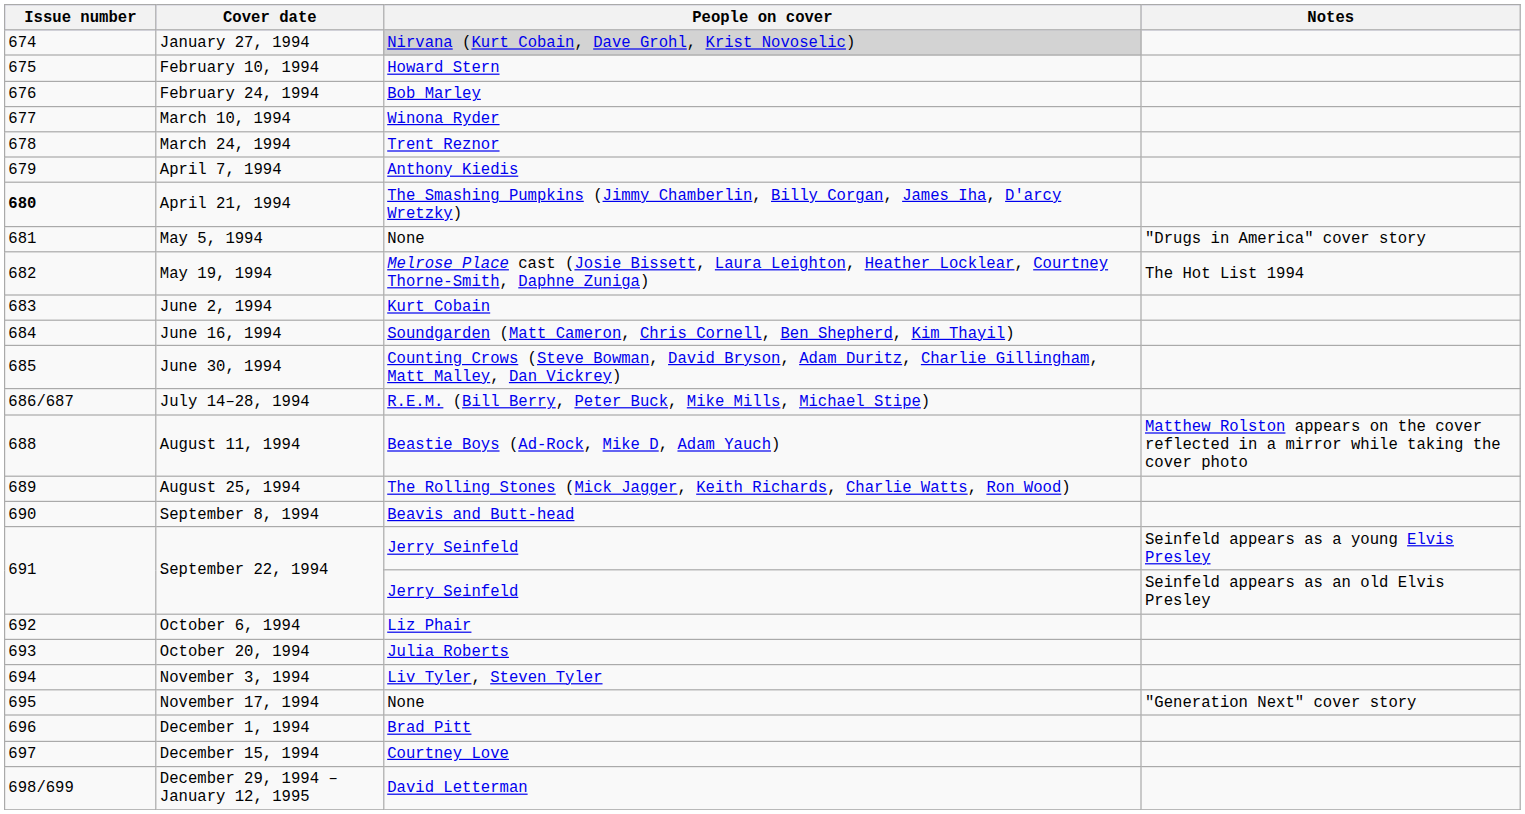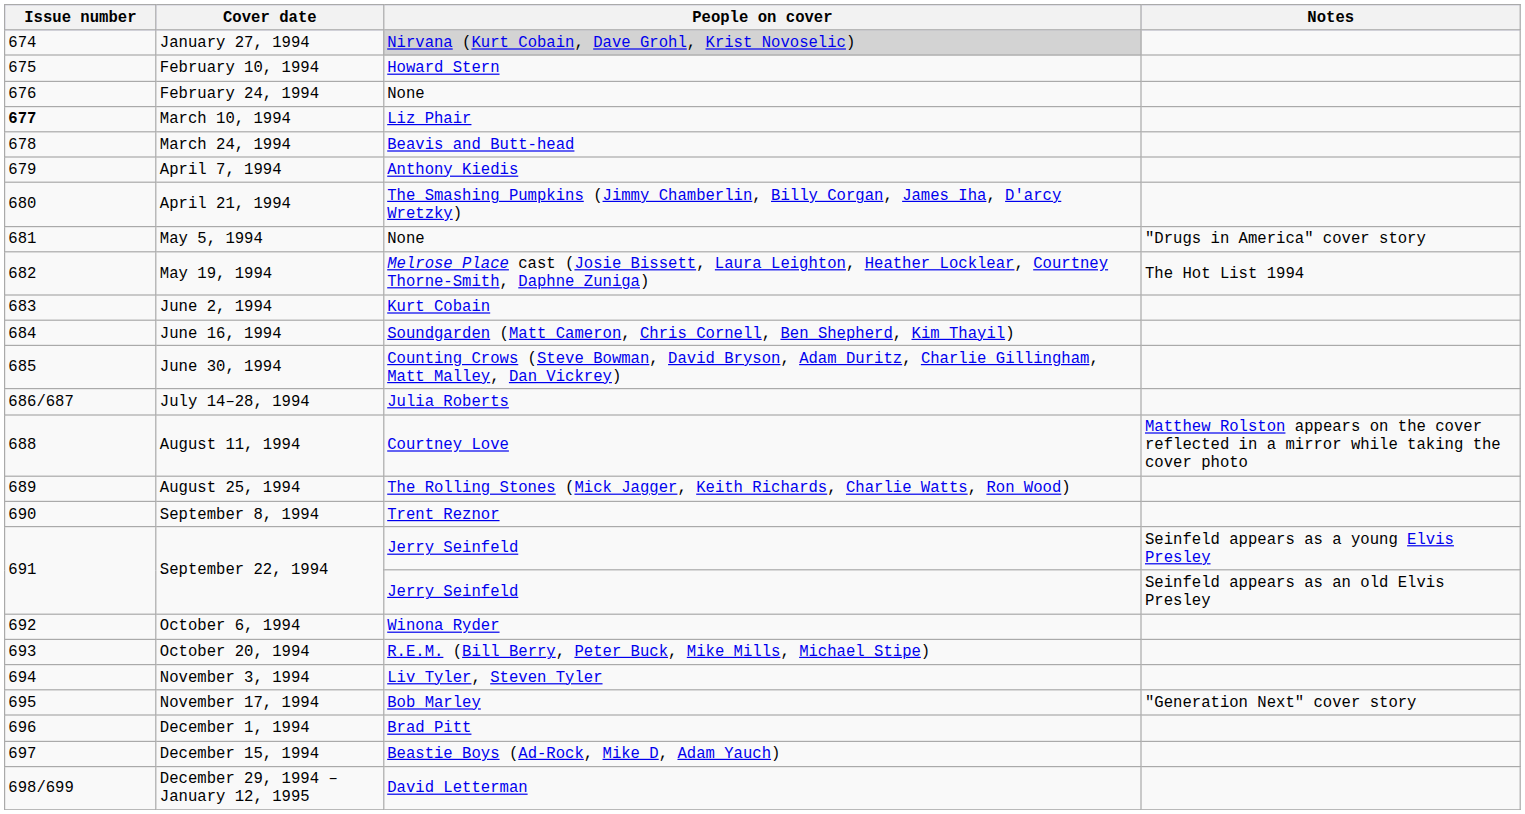(434, 94) Bob Marley -> (406, 94) None
(22, 119) normal -> (22, 119) bold
(443, 119) Winona Ryder -> (429, 119) Liz Phair
(443, 144) Trent Reznor -> (481, 144) Beavis and Butt-head
(22, 204) bold -> (22, 204) normal
(659, 402) R.E.M. (Bill Berry, Peter Buck, Mike Mills, Michael Stipe) -> (448, 402) Julia Roberts
(584, 445) Beastie Boys (Ad-Rock, Mike D, Adam Yauch) -> (448, 445) Courtney Love
(481, 514) Beavis and Butt-head -> (443, 514) Trent Reznor
(429, 626) Liz Phair -> (443, 626) Winona Ryder
(448, 652) Julia Roberts -> (659, 652) R.E.M. (Bill Berry, Peter Buck, Mike Mills, Michael Stipe)
(406, 703) None -> (434, 703) Bob Marley
(448, 754) Courtney Love -> (584, 754) Beastie Boys (Ad-Rock, Mike D, Adam Yauch)
